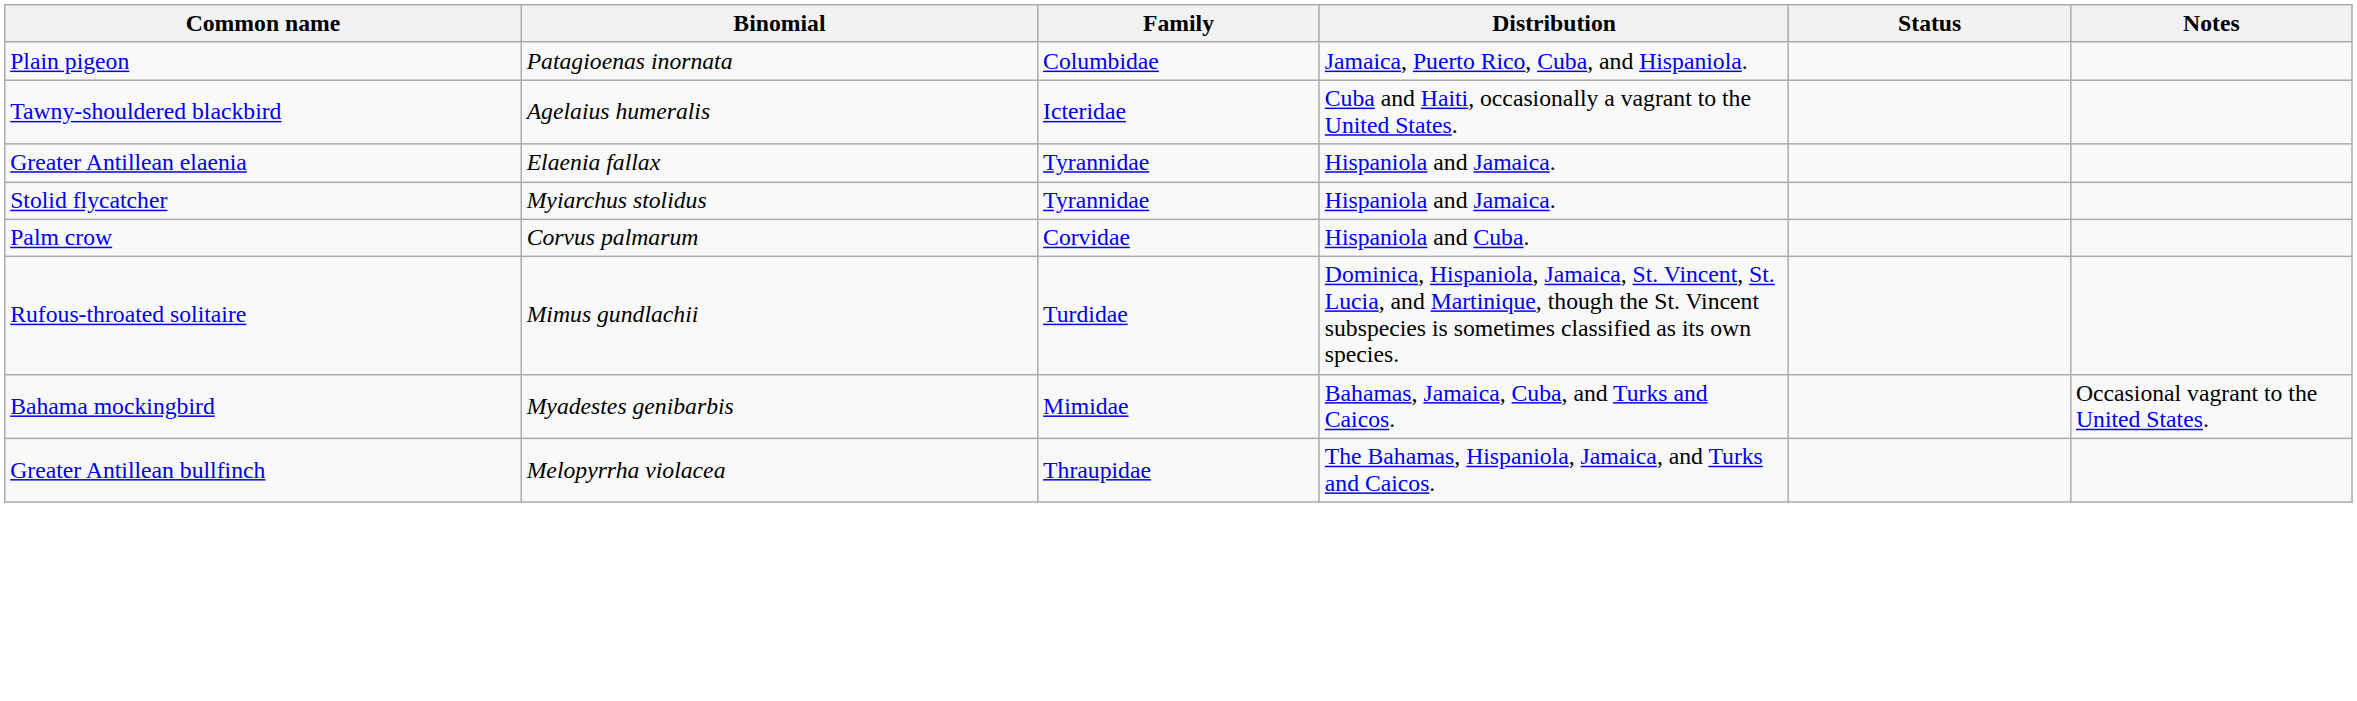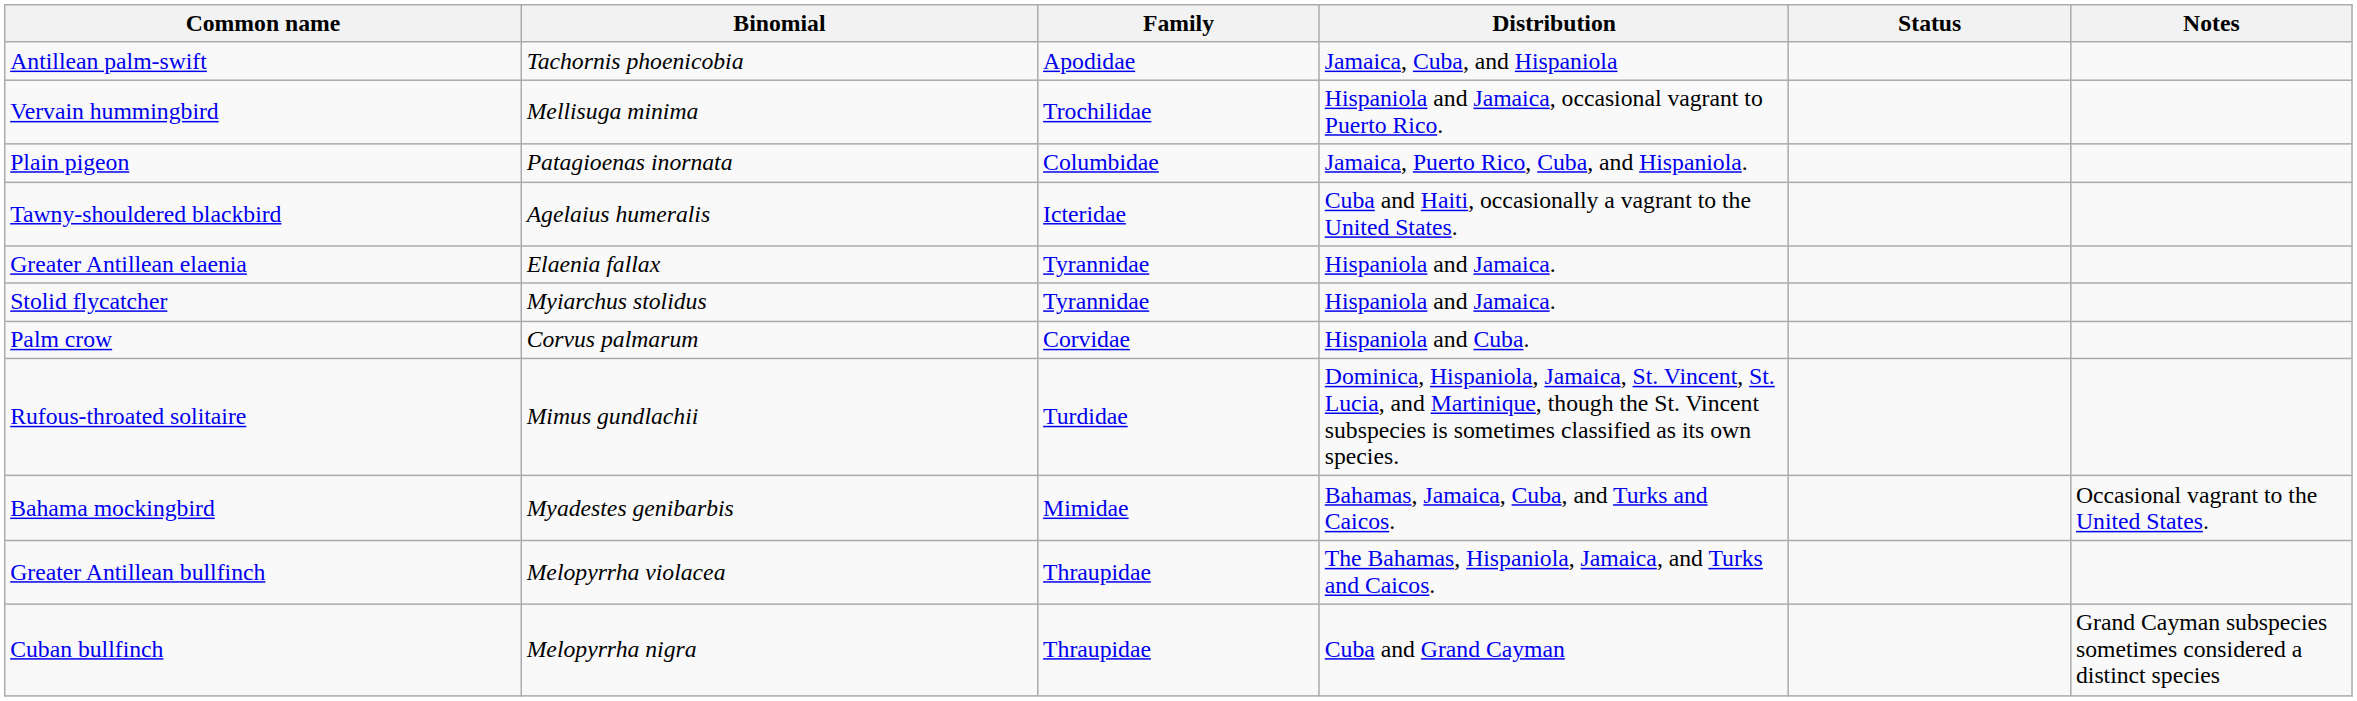+ row: (109, 60)
+ row: (114, 111)
+ row: (87, 649)
